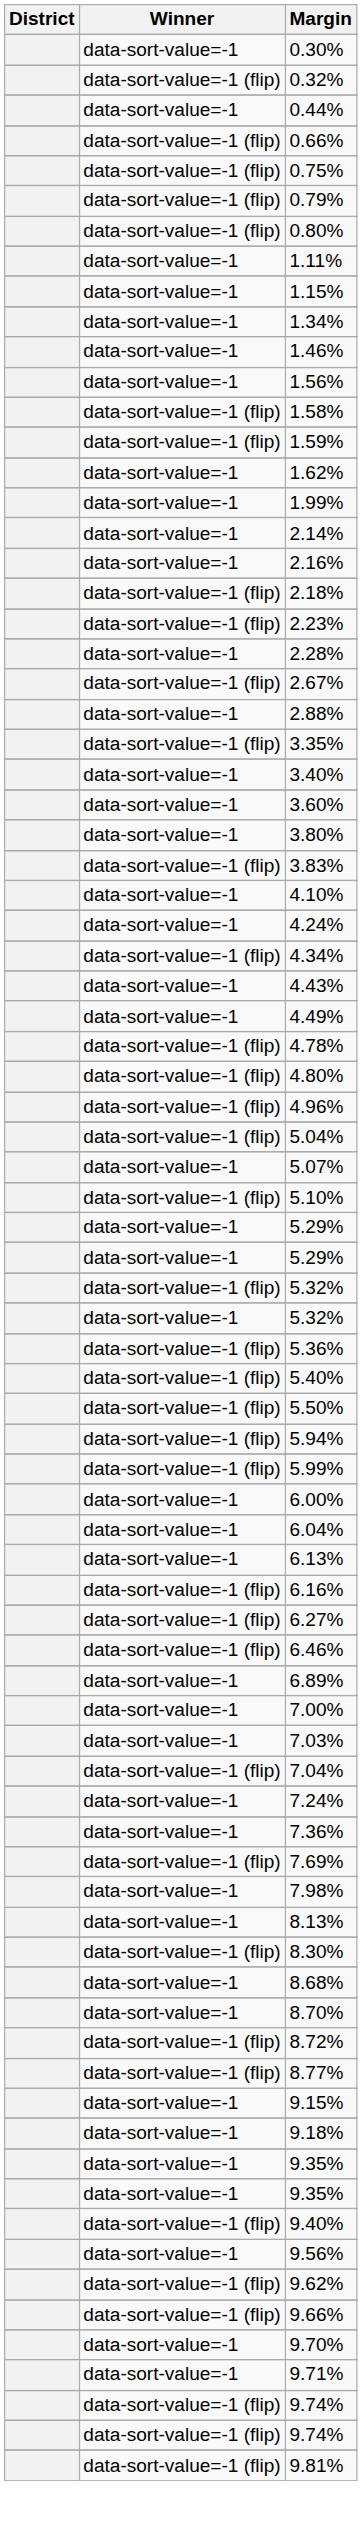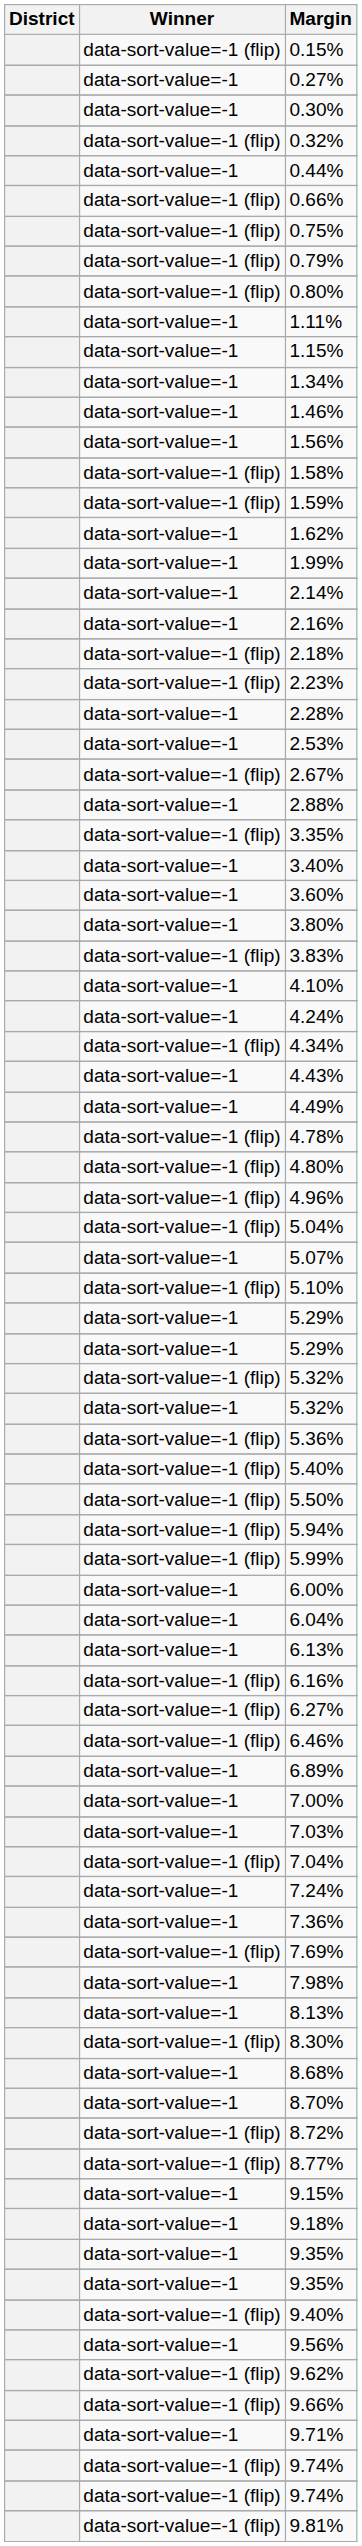+ row: (182, 49)
+ row: (161, 79)
+ row: (161, 744)
- row: (161, 2344)
